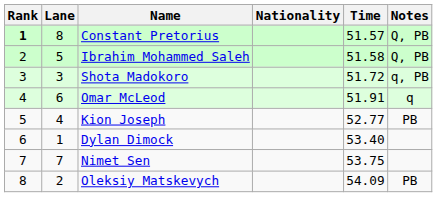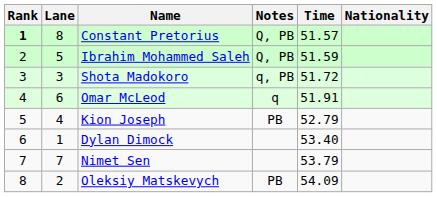columns swapped: (298, 15) <-> (410, 15)
(365, 56) 51.58 -> (319, 56) 51.59
(365, 119) 52.77 -> (319, 119) 52.79
(365, 160) 53.75 -> (319, 160) 53.79
